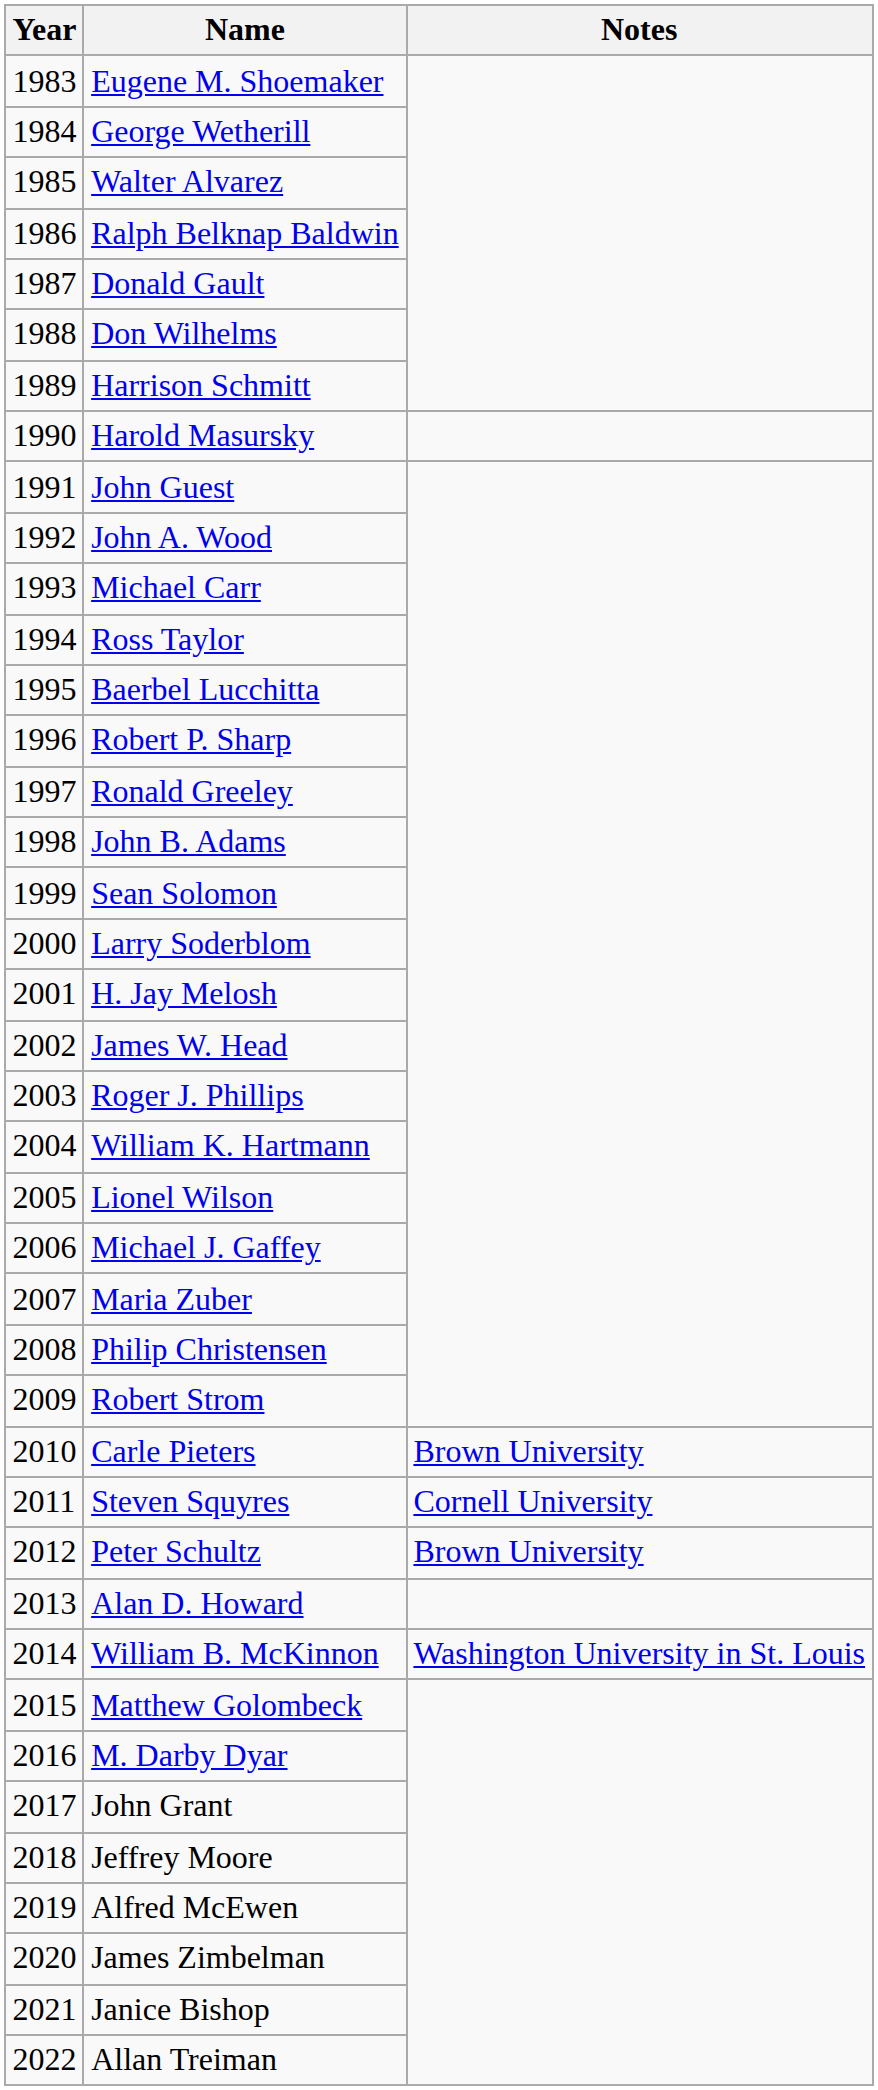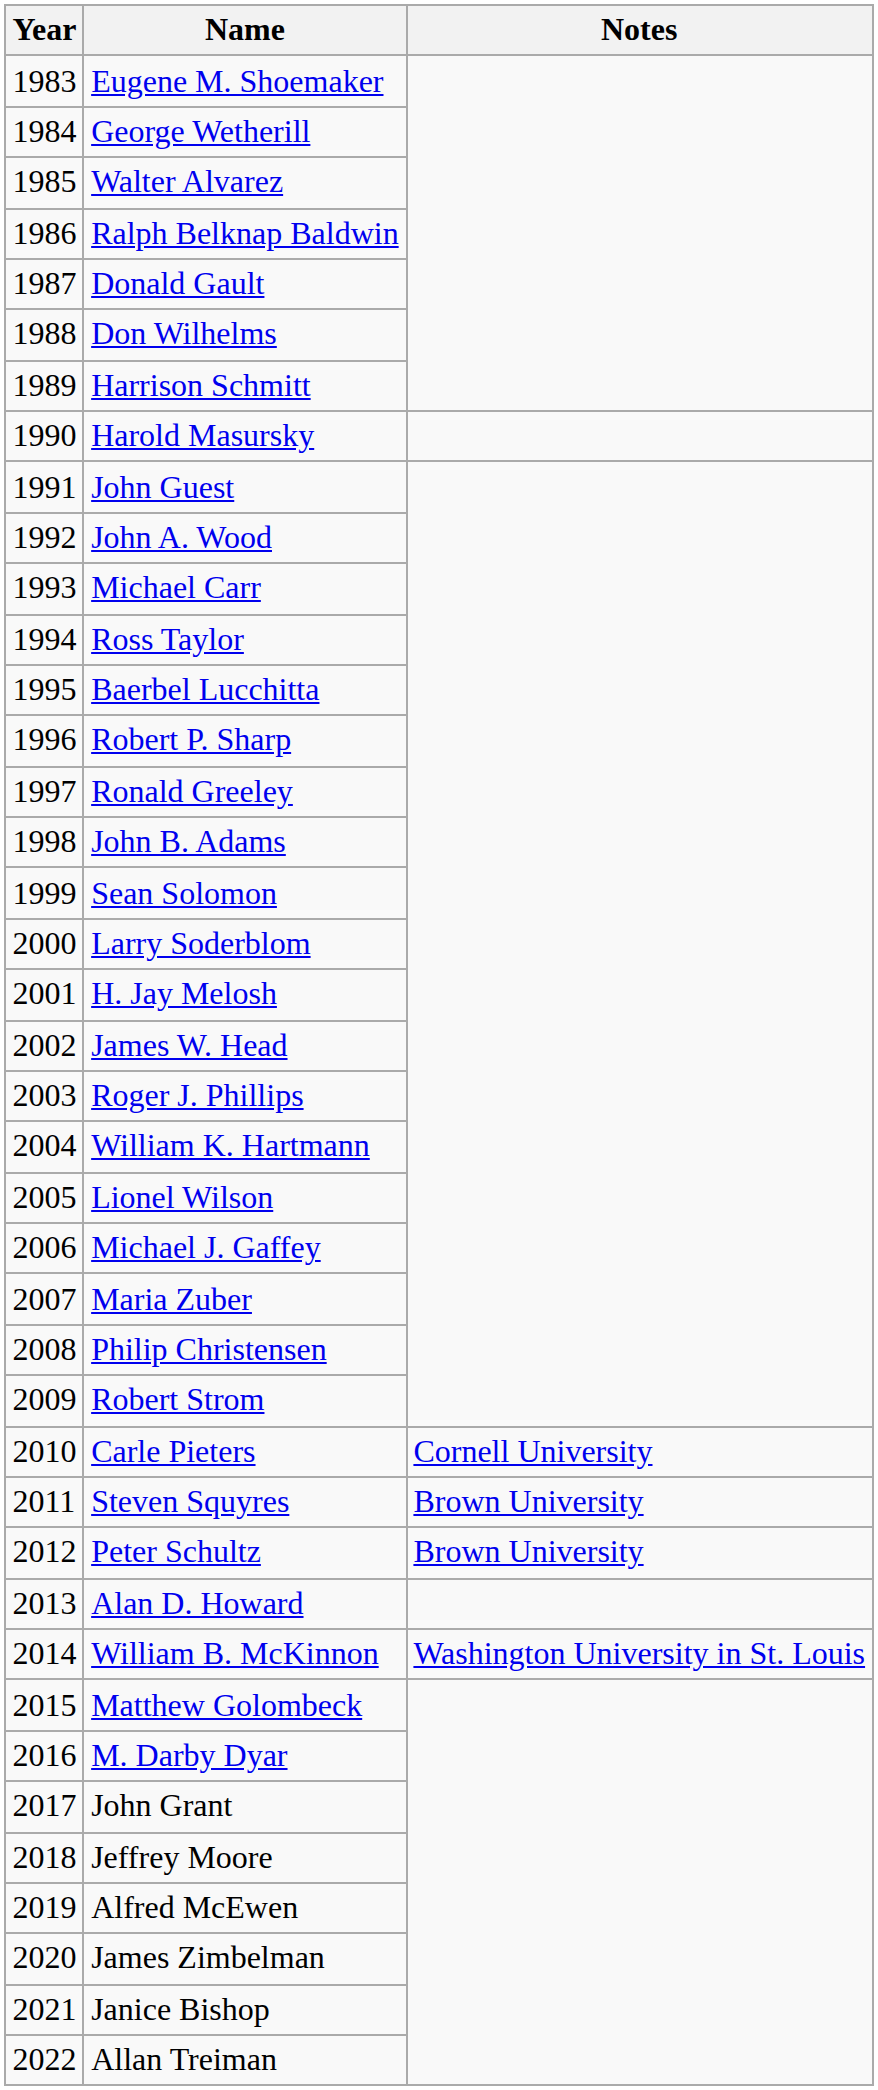(529, 1450) Brown University -> (533, 1450) Cornell University
(533, 1501) Cornell University -> (529, 1501) Brown University
